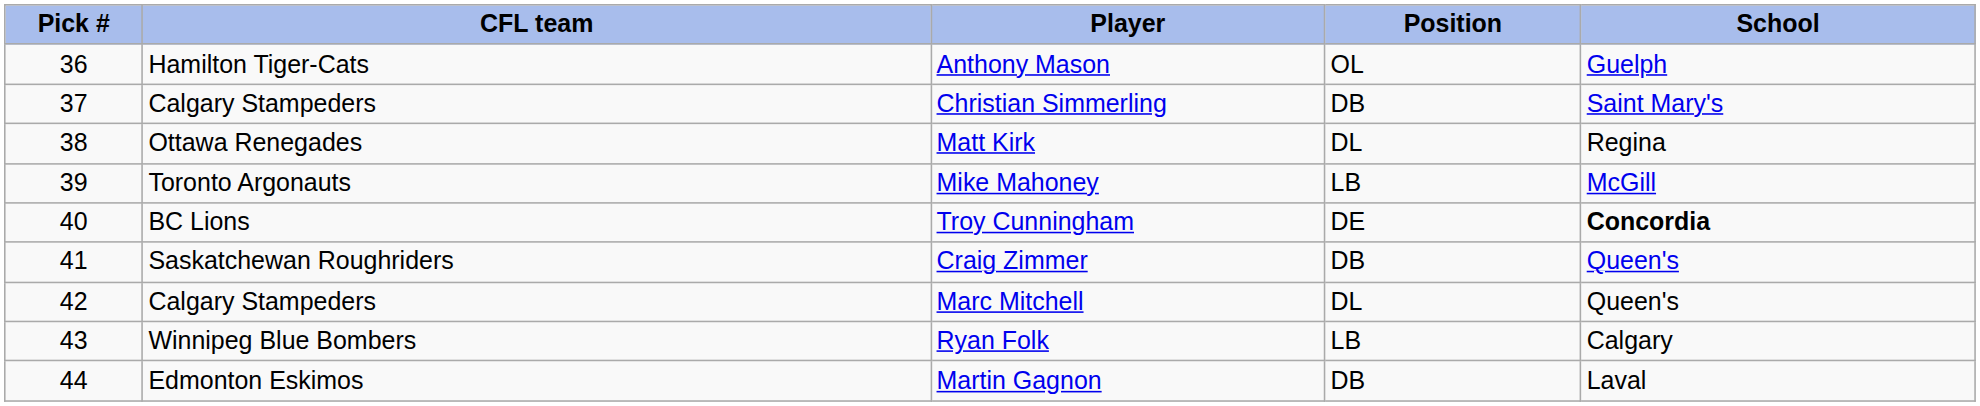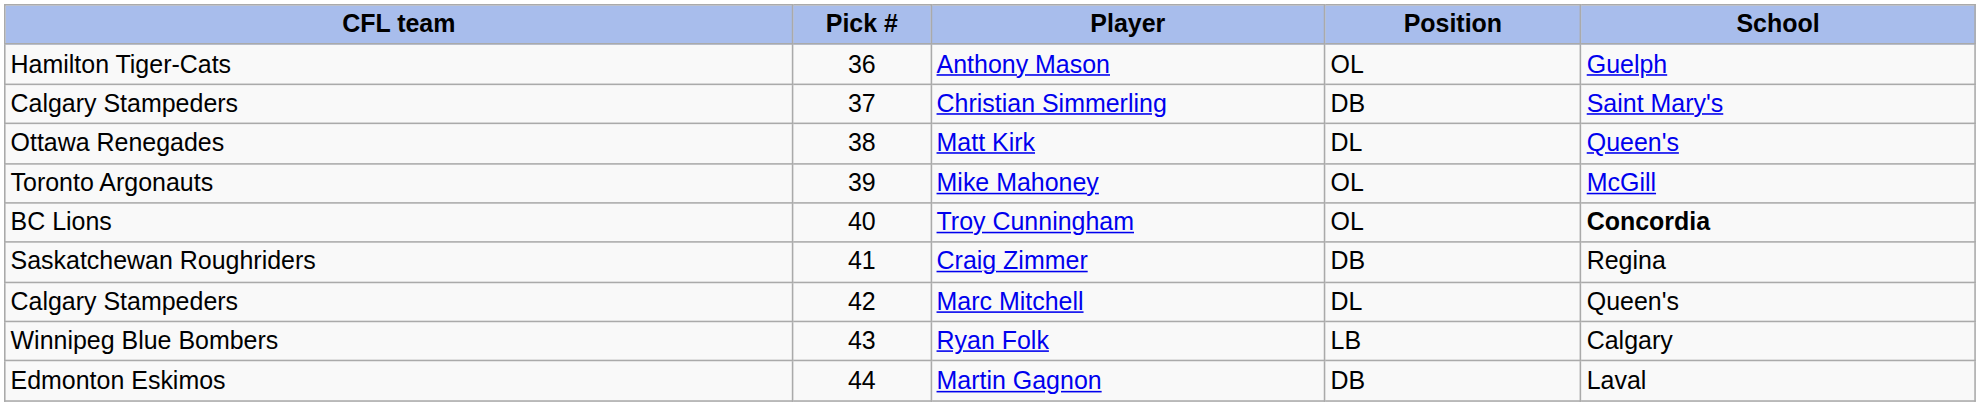columns swapped: (74, 24) <-> (537, 24)
(1626, 143) Regina -> (1633, 143) Queen's
(1346, 182) LB -> (1347, 182) OL
(1348, 222) DE -> (1347, 222) OL
(1633, 261) Queen's -> (1626, 261) Regina
